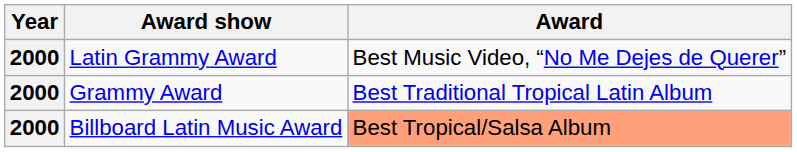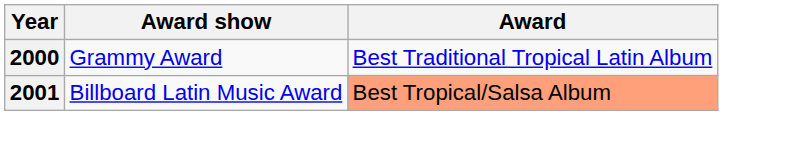- row: (173, 57)
(35, 127) 2000 -> (35, 92) 2001
